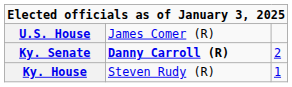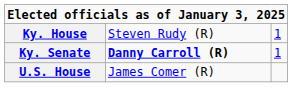rows swapped: (55, 33) <-> (55, 72)
(278, 53) 2 -> (278, 53) 1
